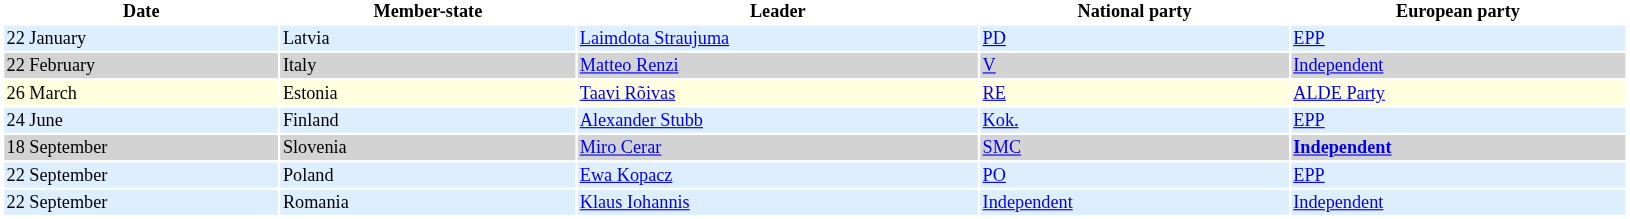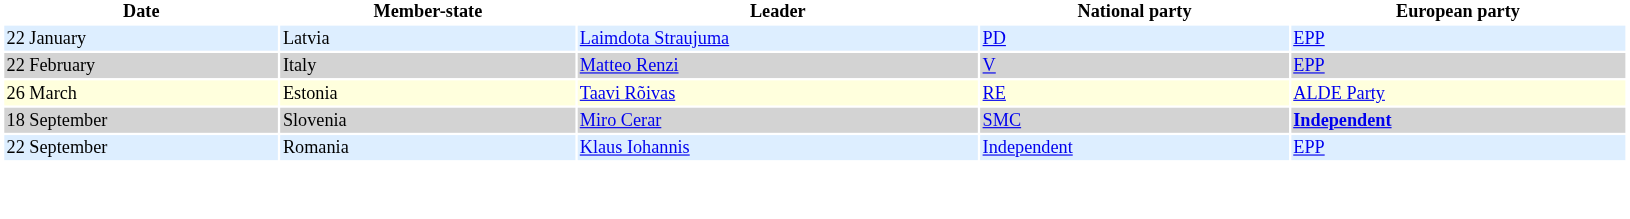(1338, 65) Independent -> (1309, 65) EPP
- row: (311, 120)
- row: (308, 174)
(1338, 202) Independent -> (1309, 147) EPP
